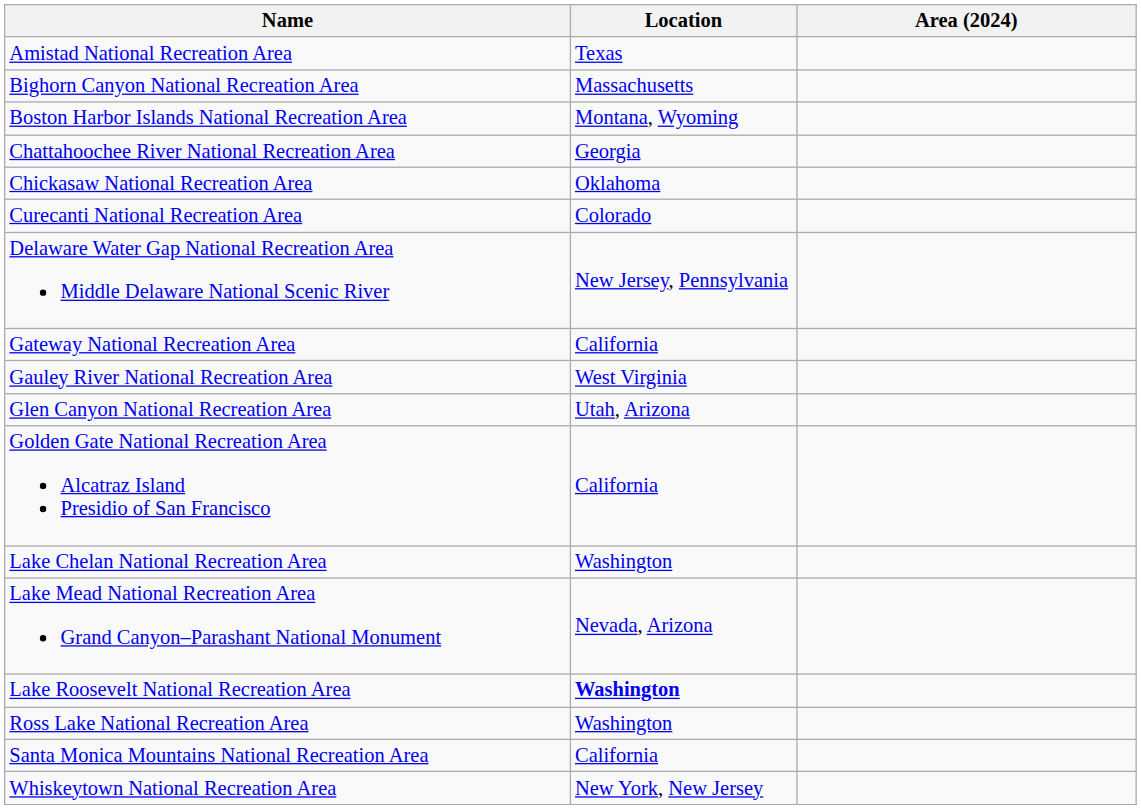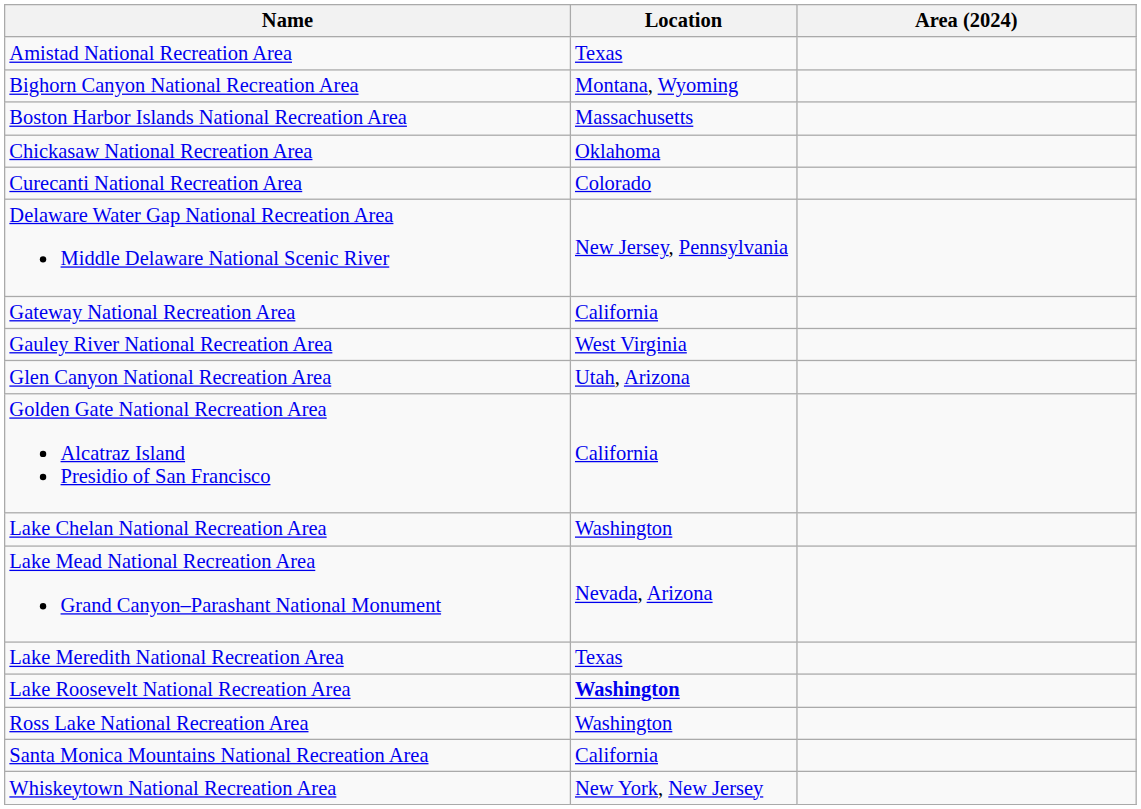(634, 85) Massachusetts -> (657, 85) Montana, Wyoming
(657, 118) Montana, Wyoming -> (634, 118) Massachusetts
- row: (202, 150)
+ row: (177, 658)
